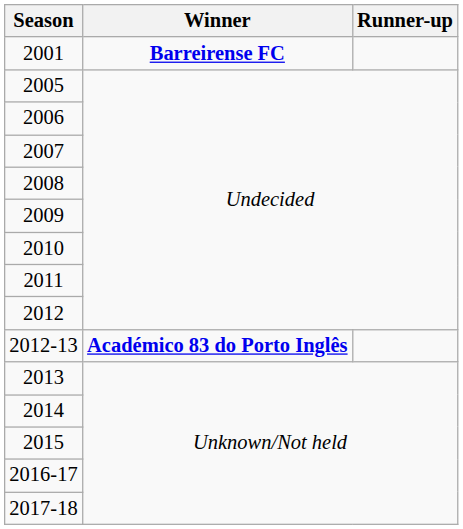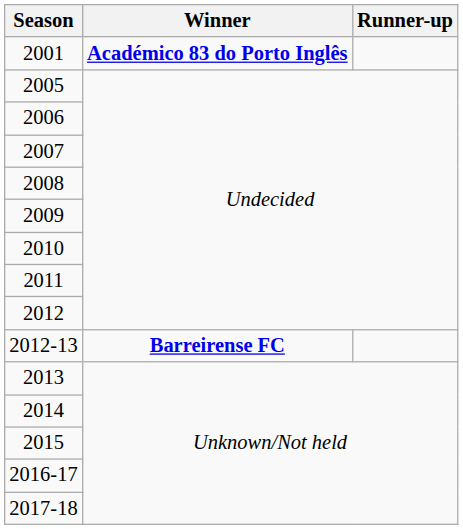(217, 53) Barreirense FC -> (217, 53) Académico 83 do Porto Inglês
(217, 345) Académico 83 do Porto Inglês -> (217, 345) Barreirense FC
